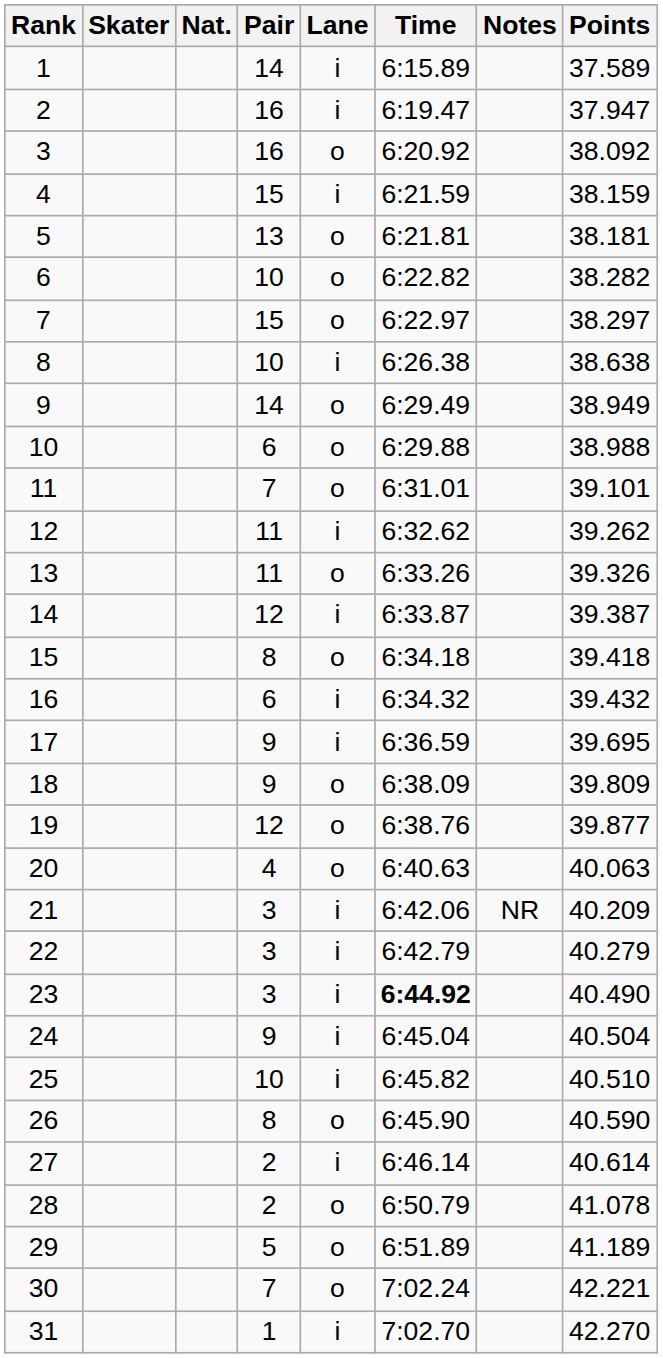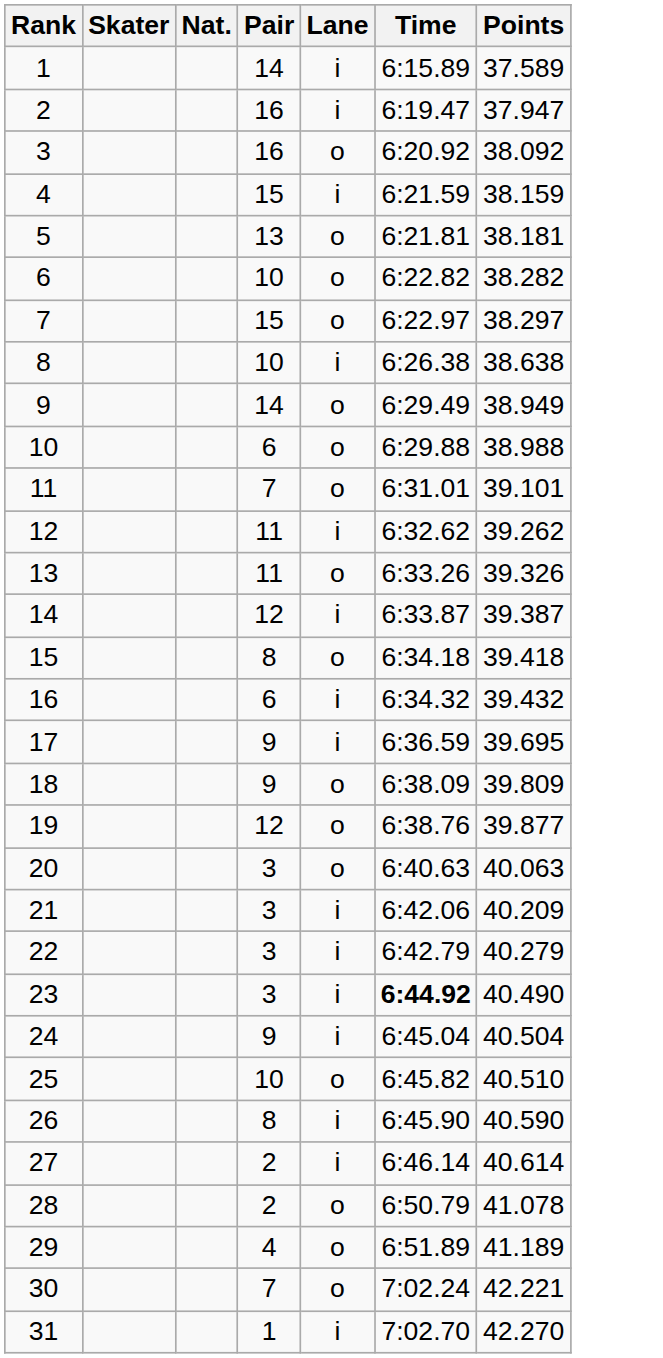- column: (520, 25)
(269, 868) 4 -> (269, 868) 3
(337, 1078) i -> (337, 1078) o
(337, 1120) o -> (337, 1120) i
(269, 1247) 5 -> (269, 1247) 4
